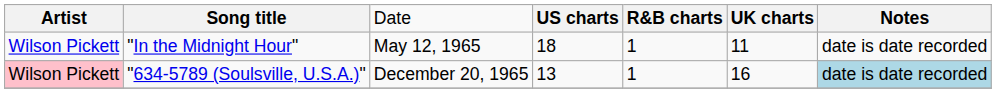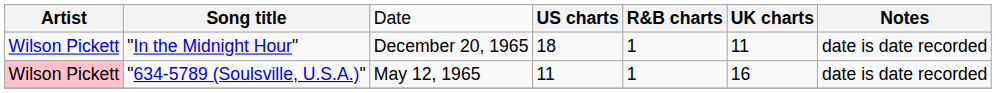(427, 46) May 12, 1965 -> (451, 46) December 20, 1965
(451, 74) December 20, 1965 -> (427, 74) May 12, 1965
(546, 74) 13 -> (546, 74) 11
(905, 74) lightblue background -> (905, 74) no background
